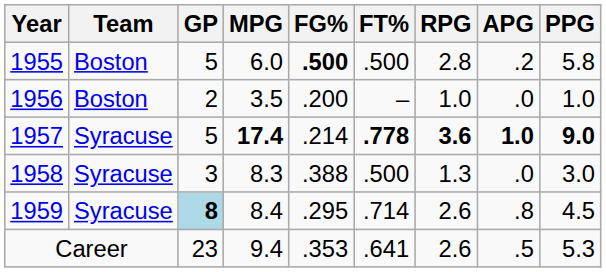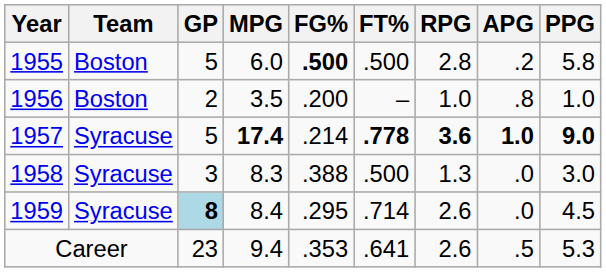(524, 99) .0 -> (524, 99) .8
(524, 211) .8 -> (524, 211) .0
